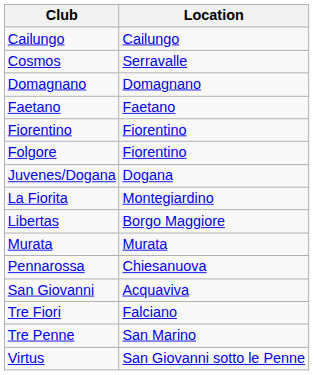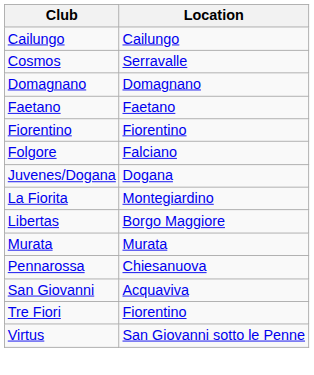(155, 152) Fiorentino -> (150, 152) Falciano
(150, 312) Falciano -> (155, 312) Fiorentino
- row: (41, 335)
